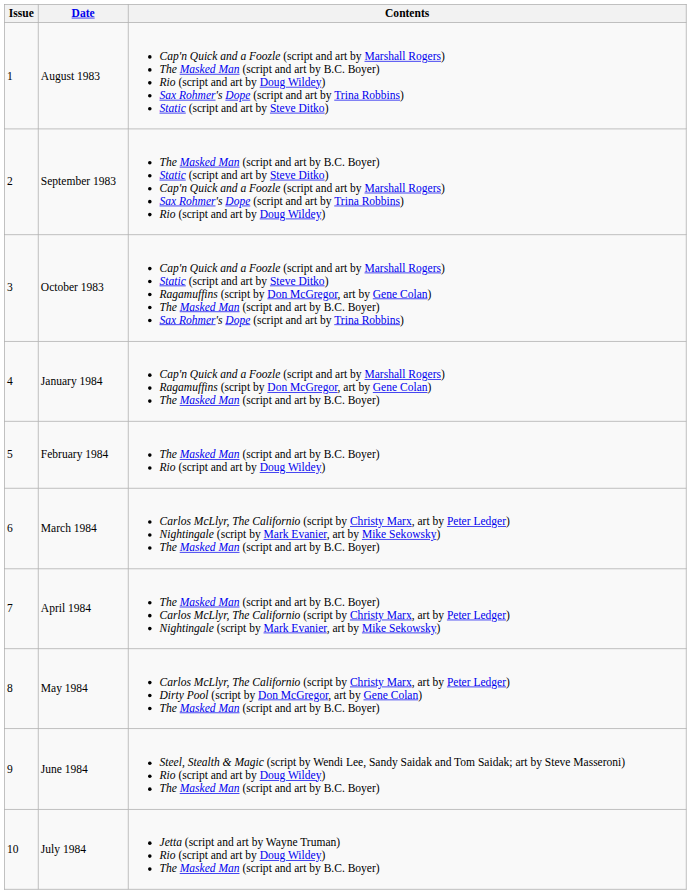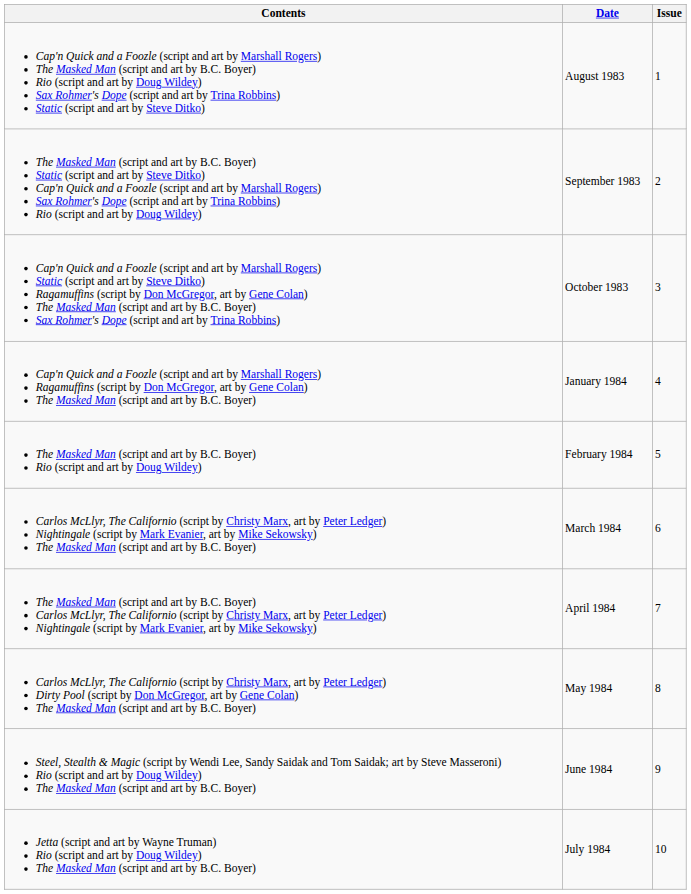columns swapped: (21, 13) <-> (407, 13)
